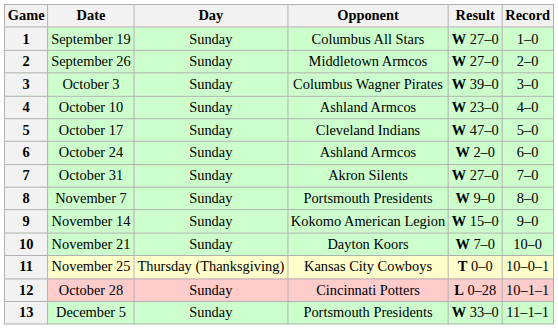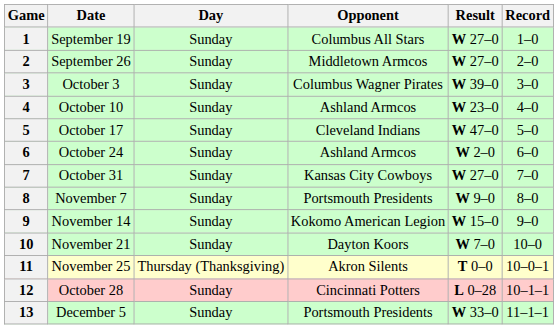(368, 175) Akron Silents -> (368, 175) Kansas City Cowboys
(368, 267) Kansas City Cowboys -> (368, 267) Akron Silents
